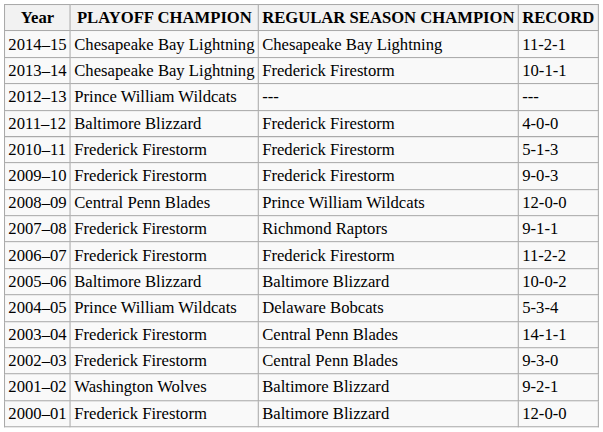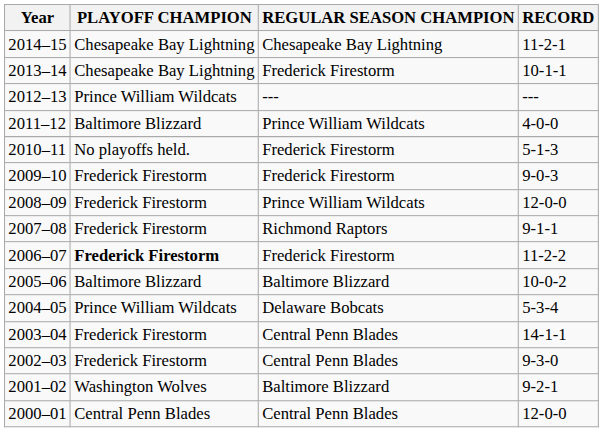(328, 123) Frederick Firestorm -> (343, 123) Prince William Wildcats
(141, 149) Frederick Firestorm -> (132, 149) No playoffs held.
(142, 202) Central Penn Blades -> (141, 202) Frederick Firestorm
(141, 255) normal -> (147, 255) bold
(141, 413) Frederick Firestorm -> (142, 413) Central Penn Blades
(326, 413) Baltimore Blizzard -> (330, 413) Central Penn Blades
